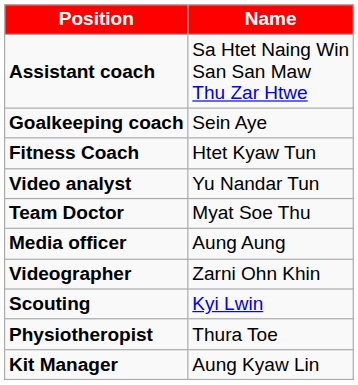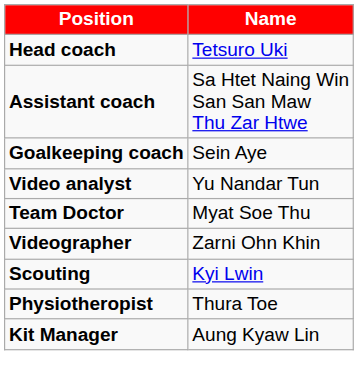+ row: (62, 49)
- row: (74, 153)
- row: (68, 243)
